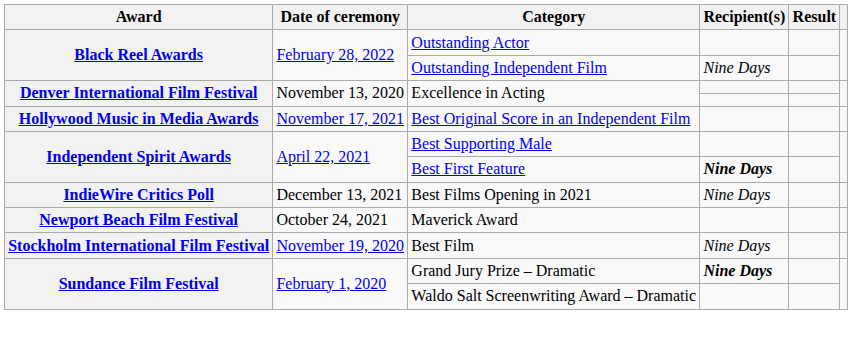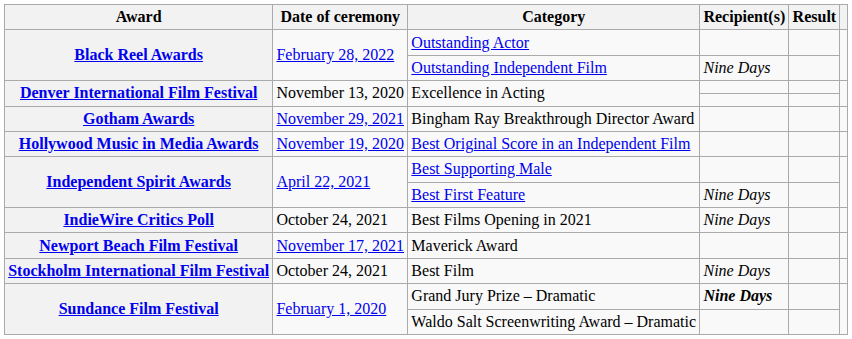+ row: (139, 118)
(340, 118) November 17, 2021 -> (340, 144) November 19, 2020
(738, 169) bold -> (737, 194) normal
(339, 194) December 13, 2021 -> (332, 220) October 24, 2021
(332, 220) October 24, 2021 -> (340, 245) November 17, 2021
(340, 245) November 19, 2020 -> (332, 270) October 24, 2021
